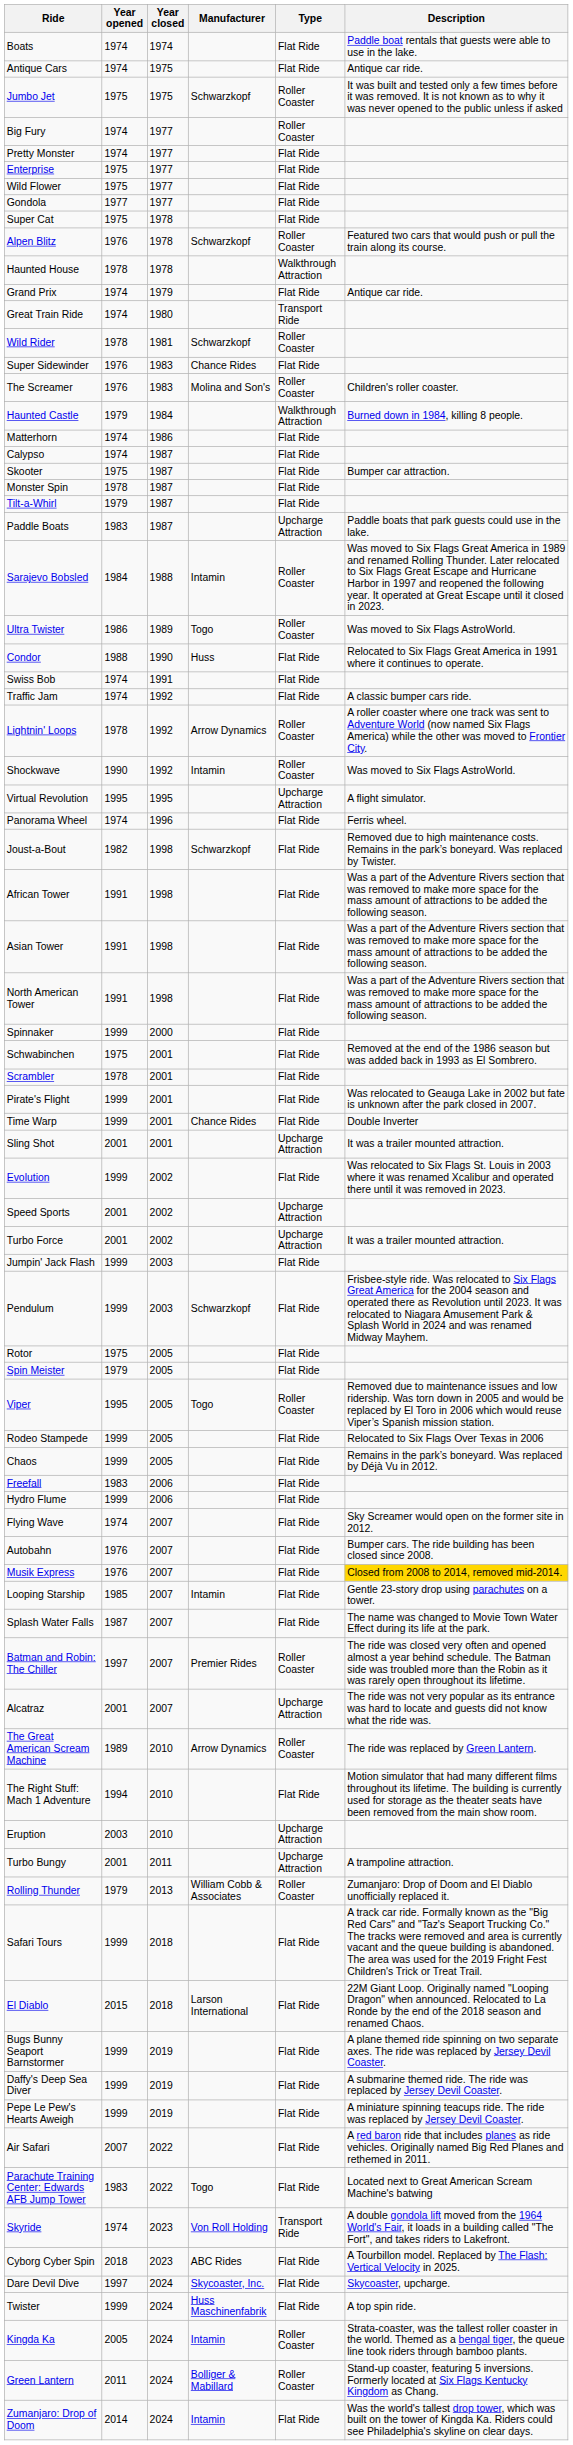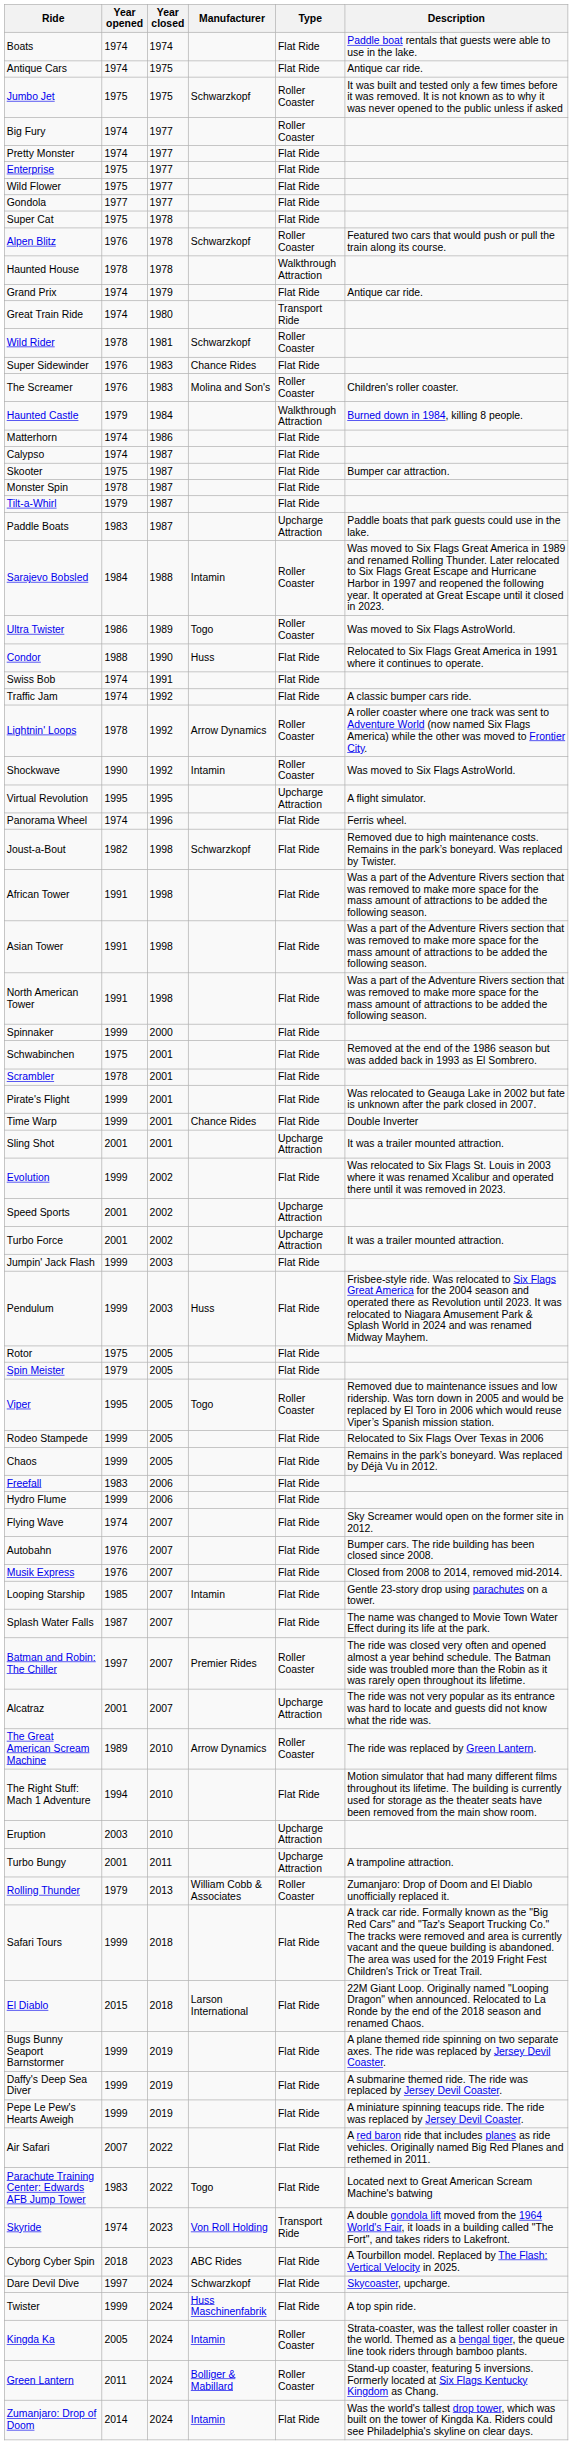(221, 1308) Schwarzkopf -> (203, 1308) Huss
(455, 1572) gold background -> (455, 1572) no background
(228, 2284) Skycoaster, Inc. -> (221, 2284) Schwarzkopf
